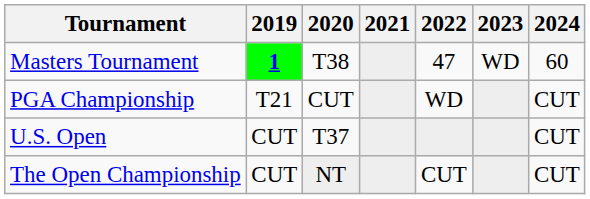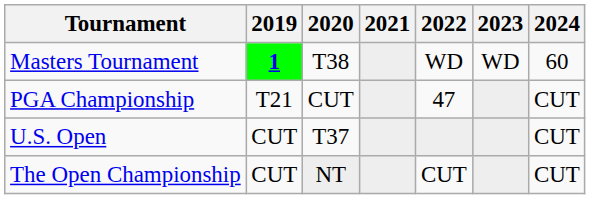(444, 61) 47 -> (444, 61) WD
(444, 99) WD -> (444, 99) 47
